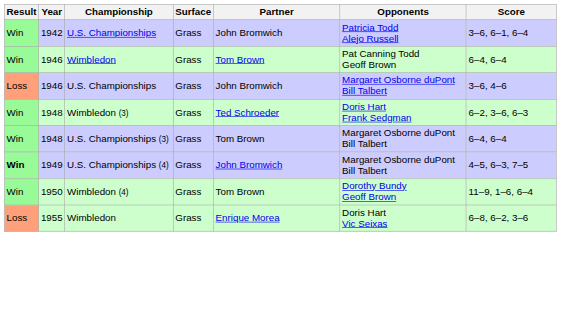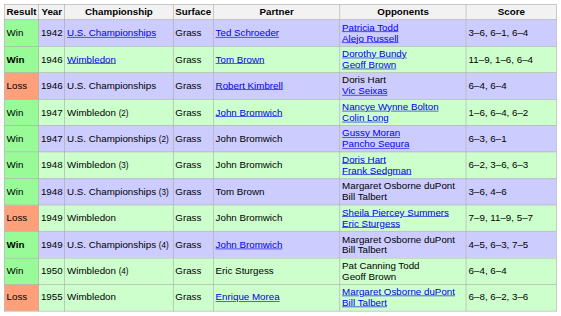(249, 33) John Bromwich -> (247, 33) Ted Schroeder
(15, 59) normal -> (15, 59) bold
(381, 59) Pat Canning Todd Geoff Brown -> (374, 59) Dorothy Bundy Geoff Brown
(488, 59) 6–4, 6–4 -> (501, 59) 11–9, 1–6, 6–4
(249, 86) John Bromwich -> (249, 86) Robert Kimbrell
(399, 86) Margaret Osborne duPont Bill Talbert -> (365, 86) Doris Hart Vic Seixas
(488, 86) 3–6, 4–6 -> (488, 86) 6–4, 6–4
+ row: (52, 112)
+ row: (52, 139)
(247, 112) Ted Schroeder -> (249, 165) John Bromwich
(488, 139) 6–4, 6–4 -> (488, 191) 3–6, 4–6
+ row: (52, 218)
(240, 191) Tom Brown -> (245, 271) Eric Sturgess
(374, 191) Dorothy Bundy Geoff Brown -> (381, 271) Pat Canning Todd Geoff Brown
(501, 191) 11–9, 1–6, 6–4 -> (488, 271) 6–4, 6–4
(365, 218) Doris Hart Vic Seixas -> (399, 297) Margaret Osborne duPont Bill Talbert
